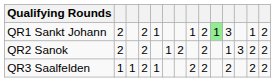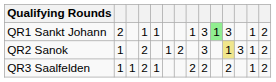(144, 31) 2 -> (144, 31) 1
(205, 31) 2 -> (205, 31) 3
(120, 50) 2 -> (120, 50) 1
(205, 50) 2 -> (205, 50) 3
(229, 50) no background -> (229, 50) khaki background
(253, 50) 2 -> (253, 50) 1
(253, 68) 2 -> (253, 68) 1
